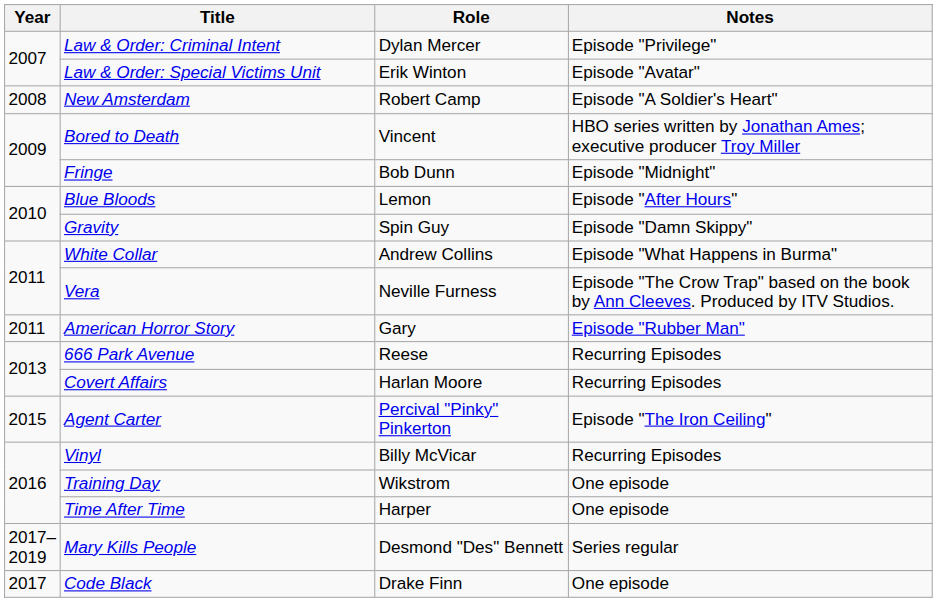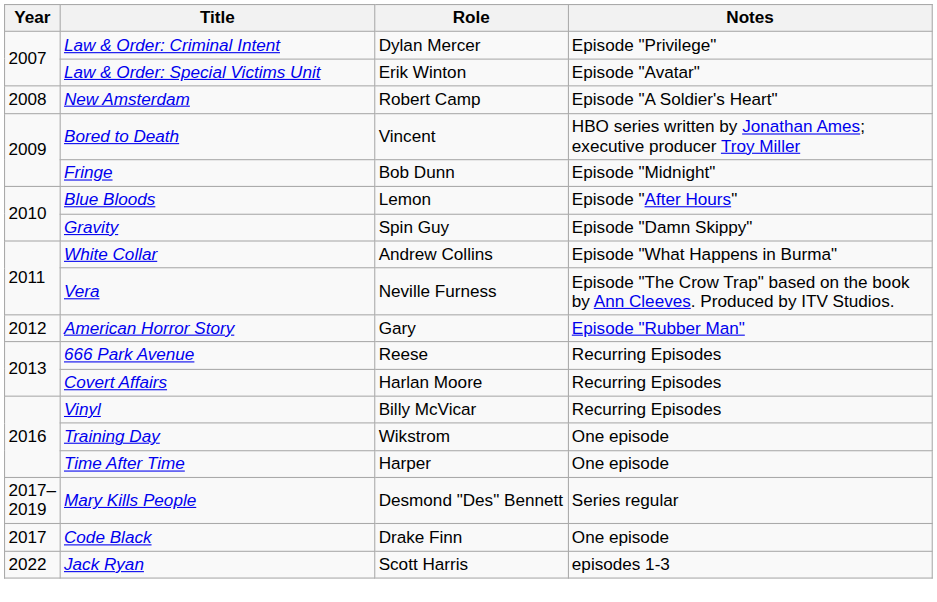(27, 328) 2011 -> (28, 328) 2012
- row: (113, 419)
+ row: (104, 564)
